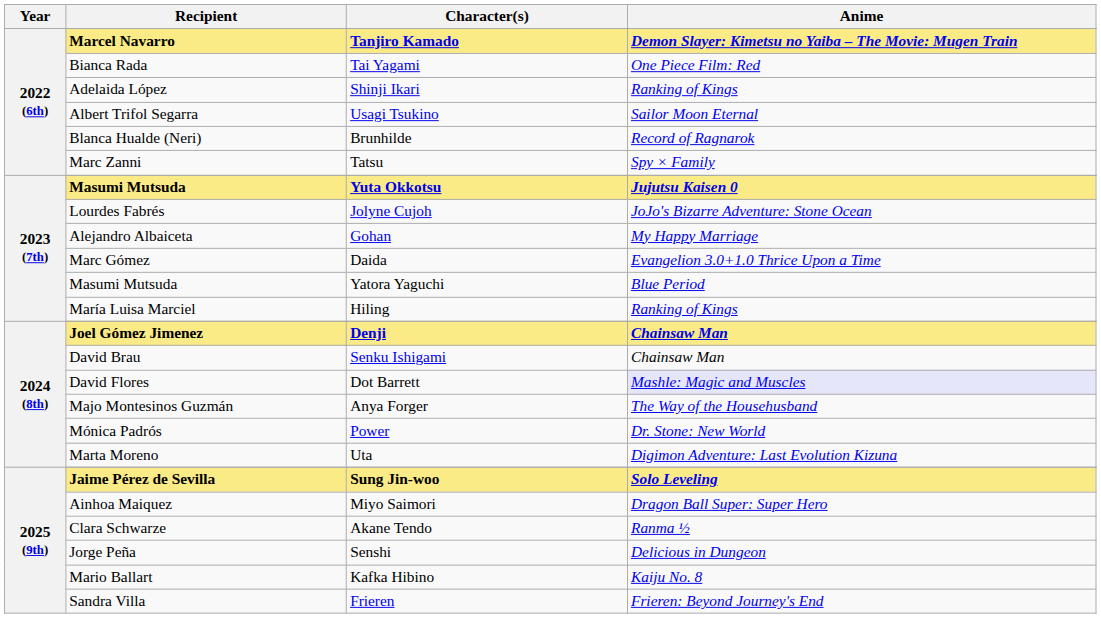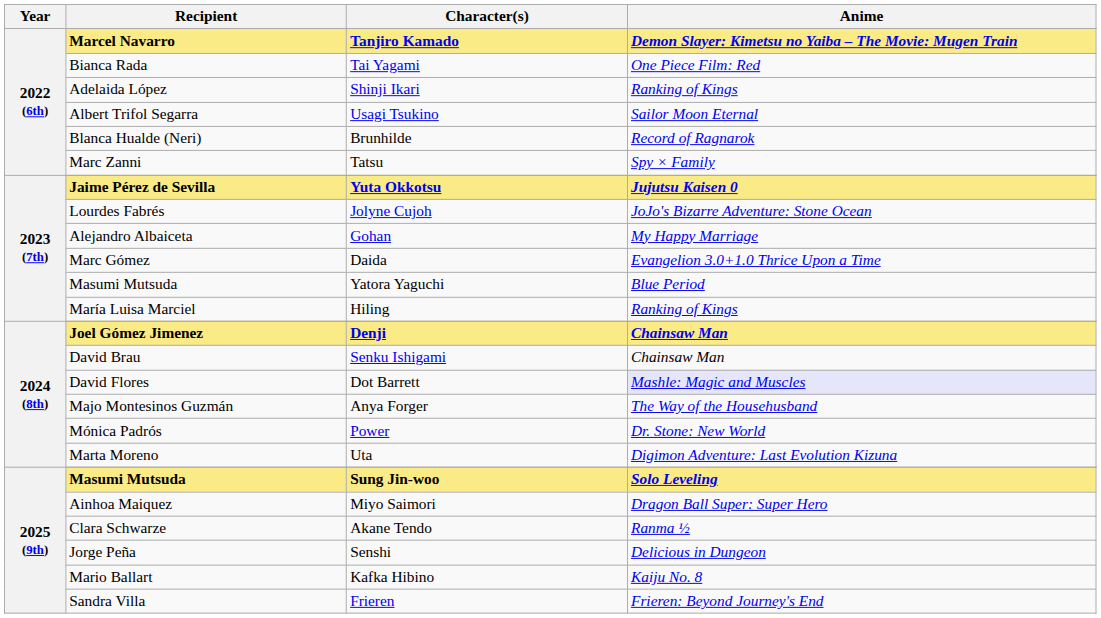(128, 187) Masumi Mutsuda -> (142, 187) Jaime Pérez de Sevilla
(142, 479) Jaime Pérez de Sevilla -> (128, 479) Masumi Mutsuda
